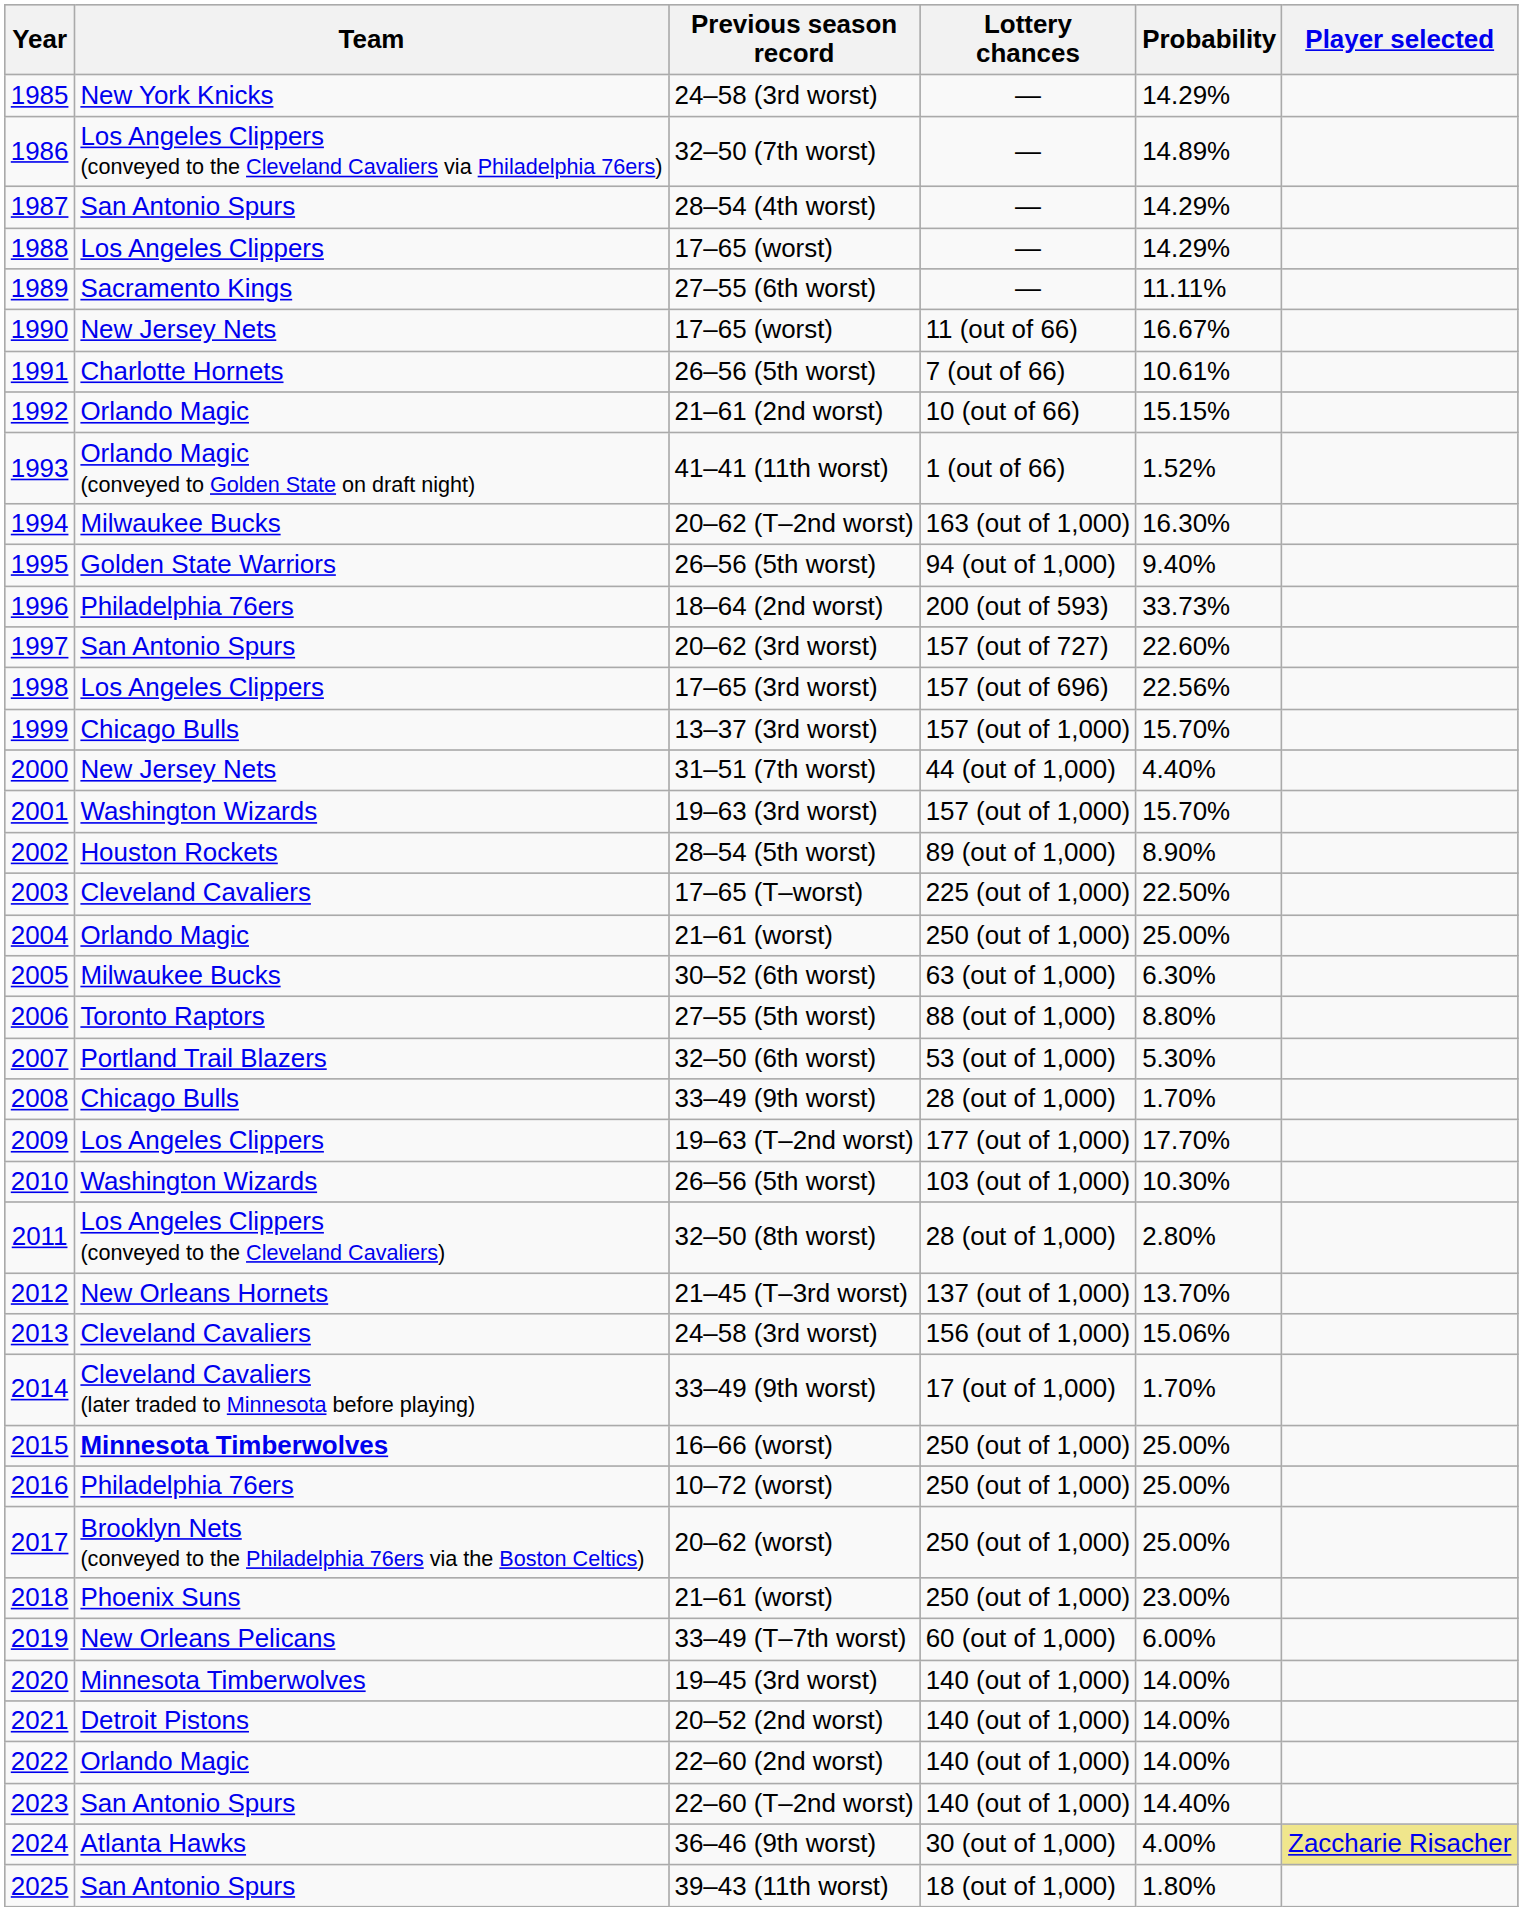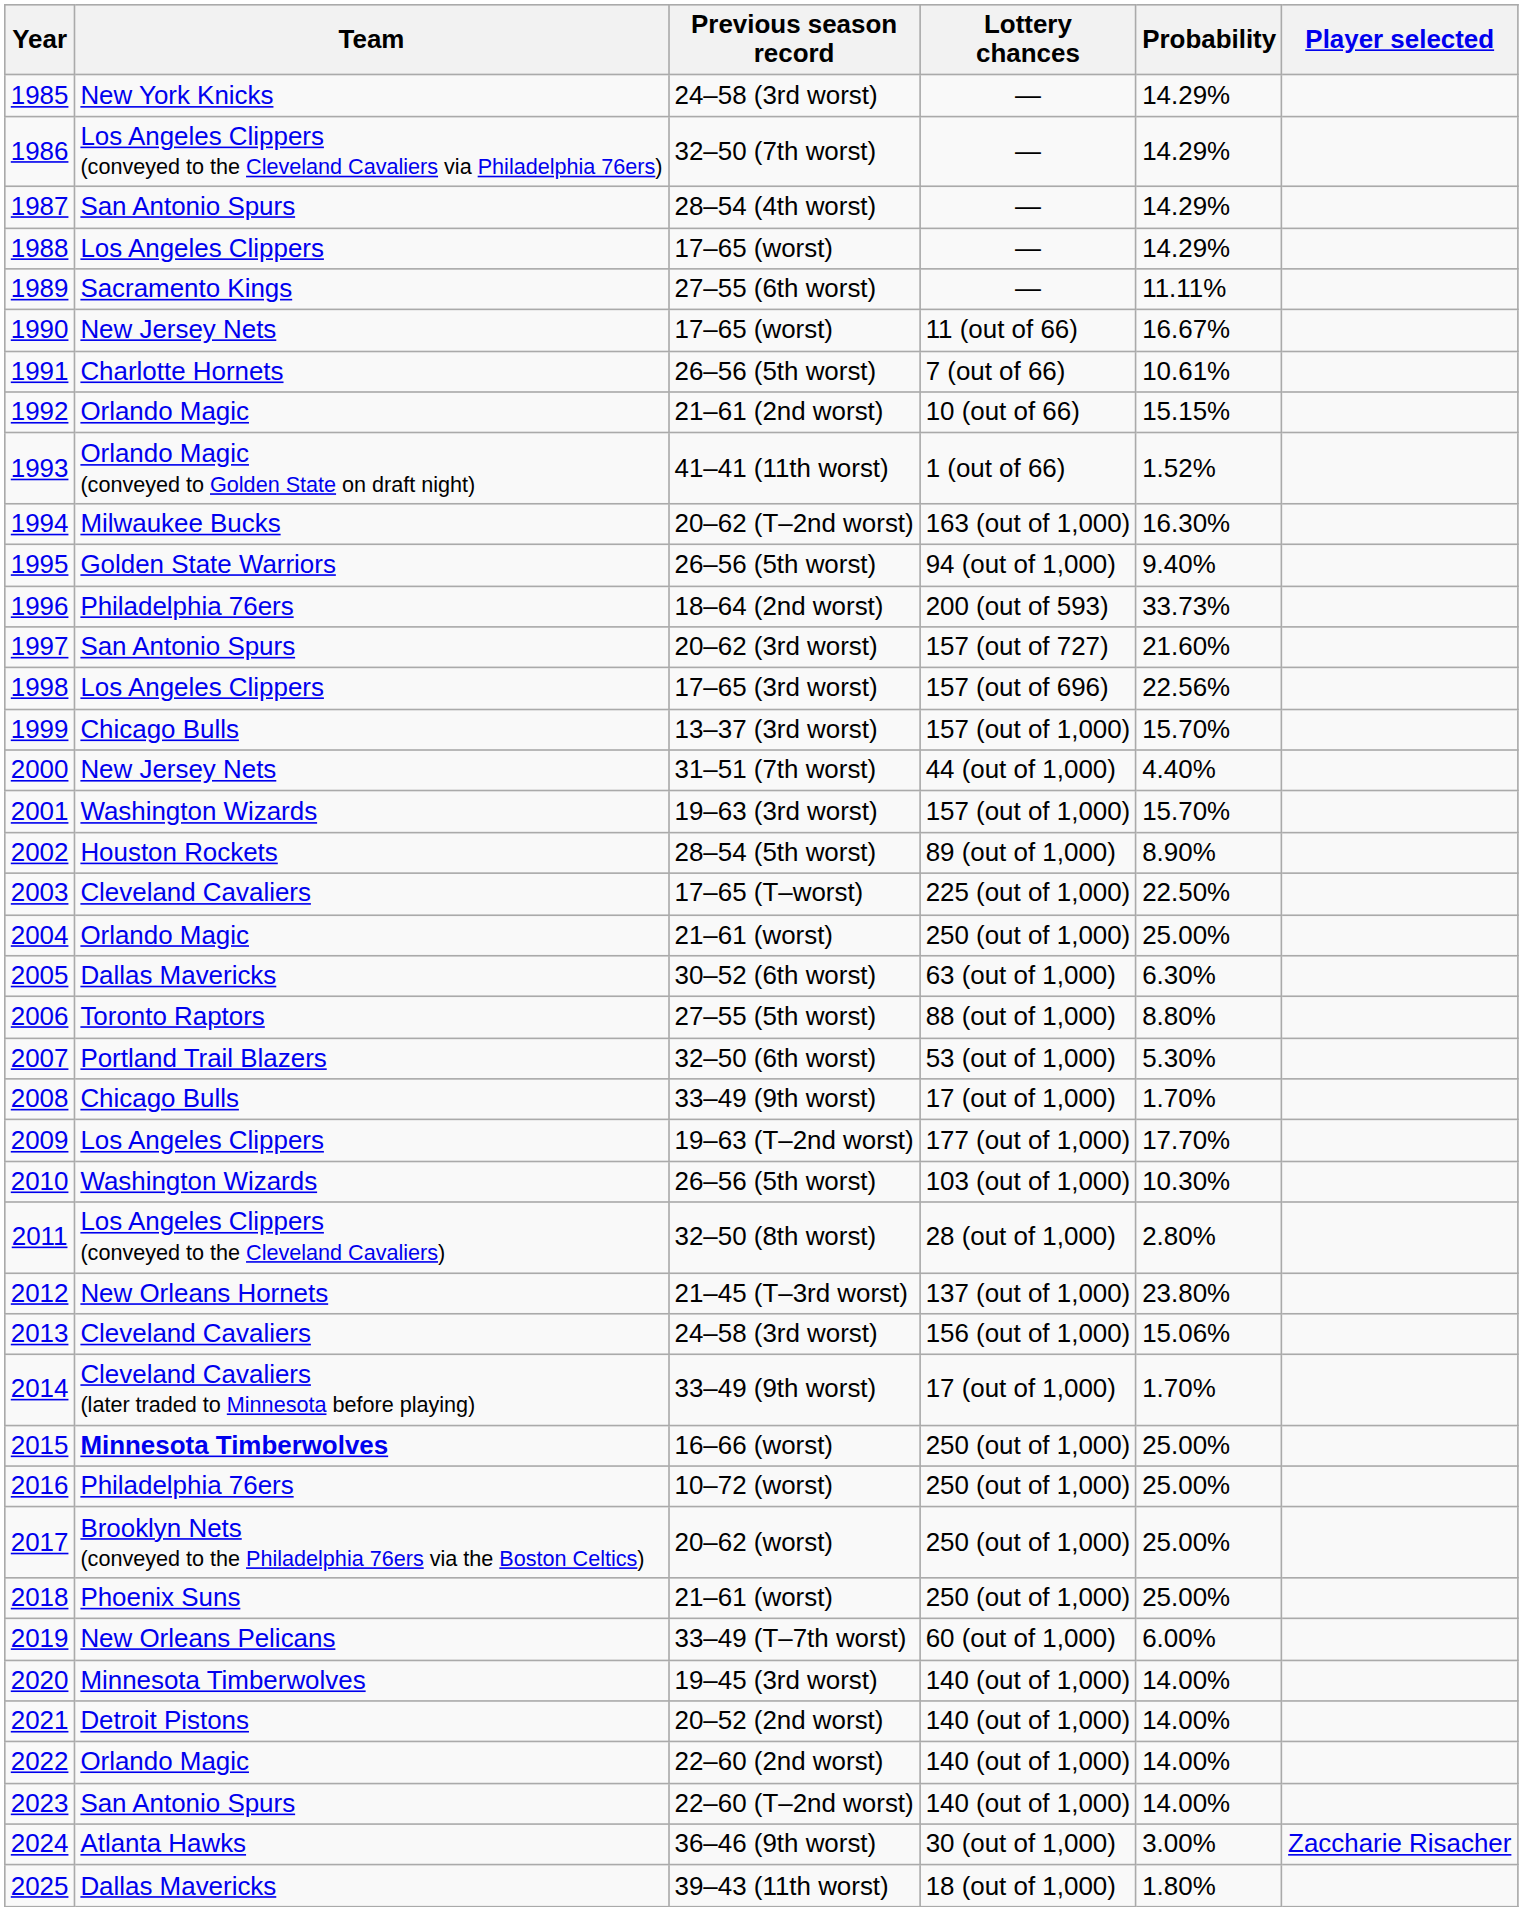(1186, 151) 14.89% -> (1186, 151) 14.29%
(1186, 646) 22.60% -> (1186, 646) 21.60%
(181, 975) Milwaukee Bucks -> (178, 975) Dallas Mavericks
(1021, 1099) 28 (out of 1,000) -> (1021, 1099) 17 (out of 1,000)
(1186, 1292) 13.70% -> (1186, 1292) 23.80%
(1186, 1597) 23.00% -> (1186, 1597) 25.00%
(1186, 1803) 14.40% -> (1186, 1803) 14.00%
(1179, 1844) 4.00% -> (1179, 1844) 3.00%
(1400, 1844) khaki background -> (1400, 1844) no background
(188, 1885) San Antonio Spurs -> (178, 1885) Dallas Mavericks
